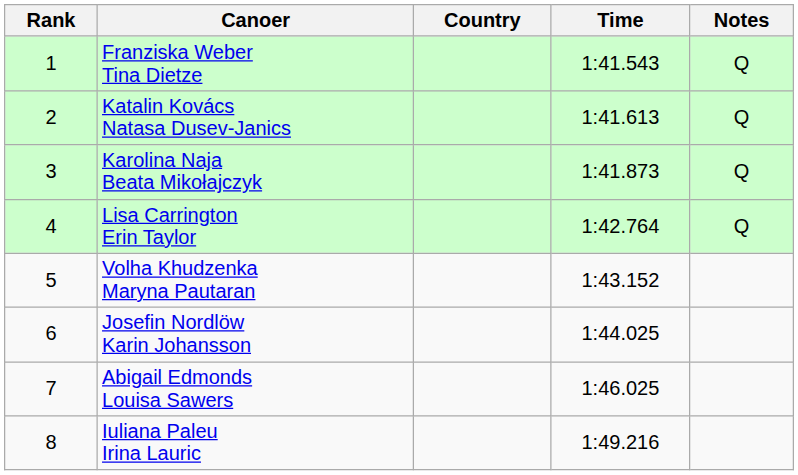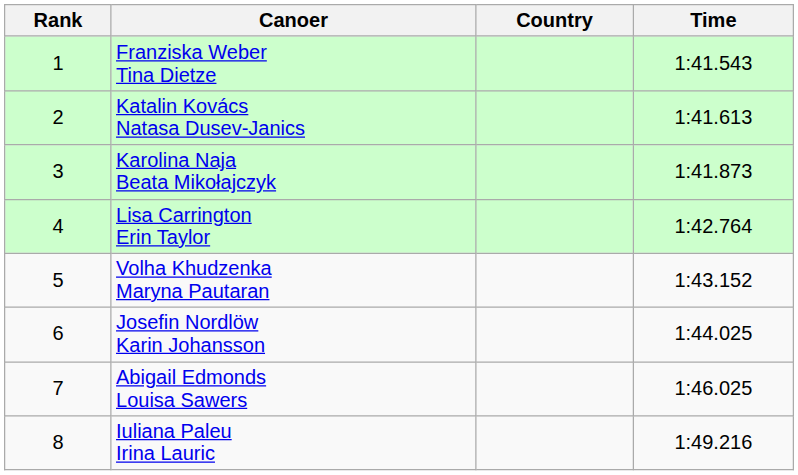- column: (742, 20)
